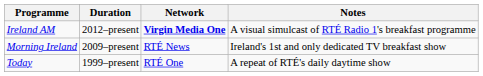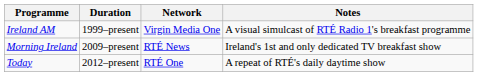(110, 29) 2012–present -> (110, 29) 1999–present
(185, 29) bold -> (182, 29) normal
(110, 63) 1999–present -> (110, 63) 2012–present
